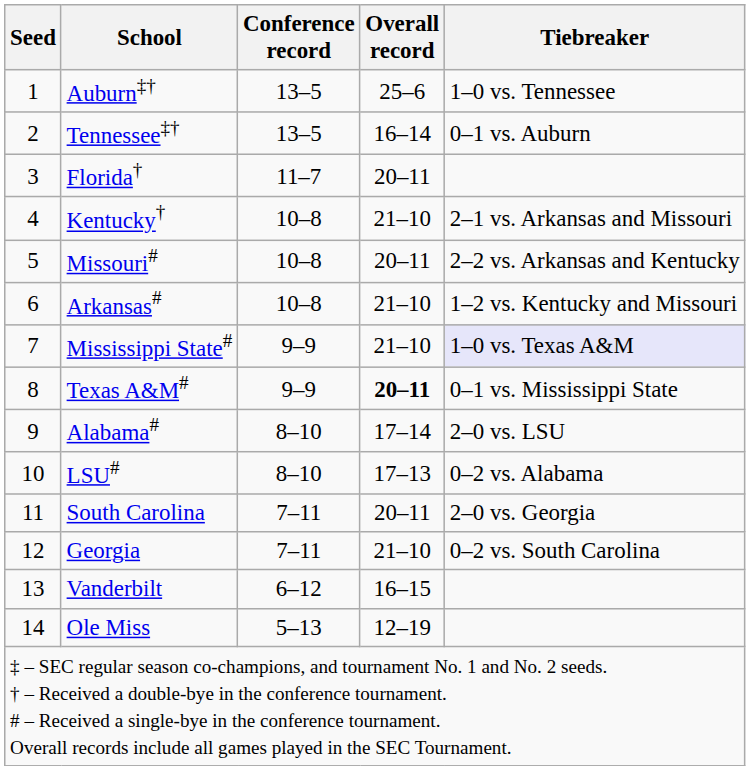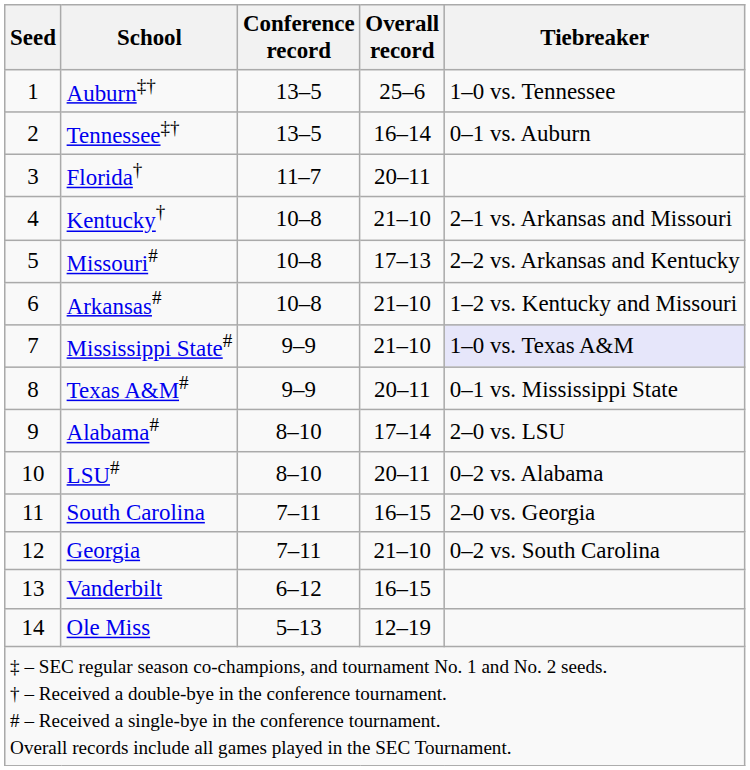(402, 260) 20–11 -> (402, 260) 17–13
(402, 388) bold -> (402, 388) normal
(402, 473) 17–13 -> (402, 473) 20–11
(402, 513) 20–11 -> (402, 513) 16–15
